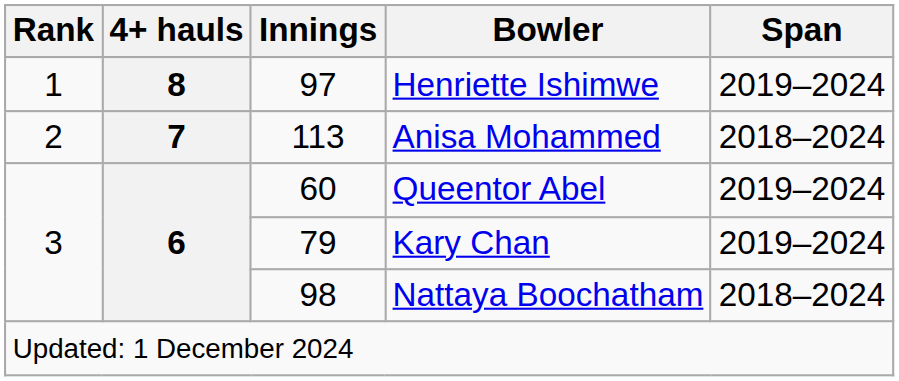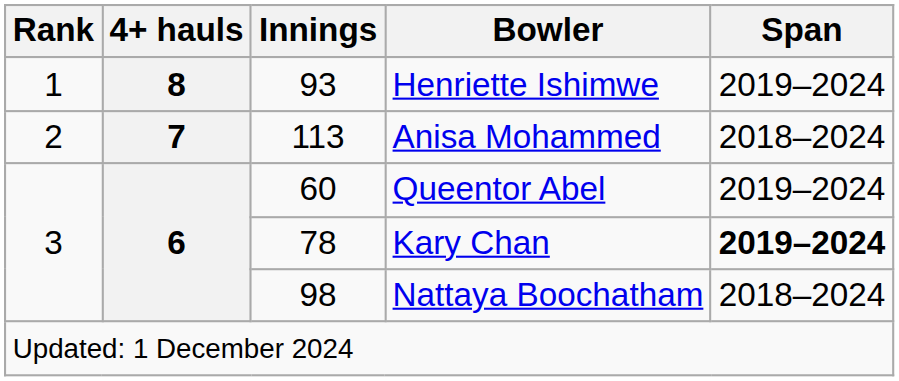(318, 83) 97 -> (318, 83) 93
(318, 242) 79 -> (318, 242) 78
(802, 242) normal -> (802, 242) bold
